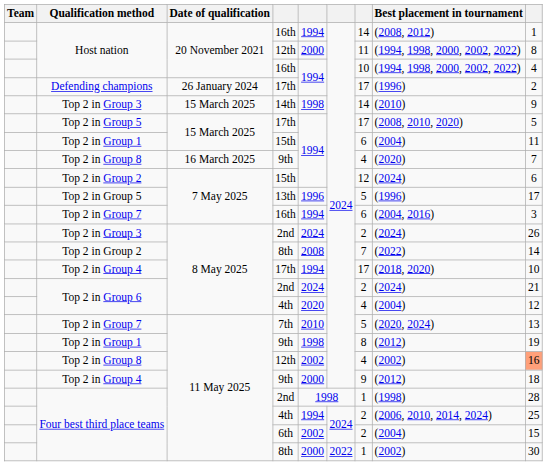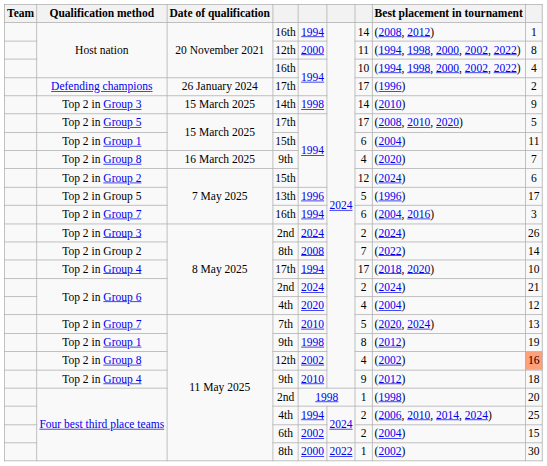(313, 379) 2000 -> (313, 379) 2010
(534, 397) 28 -> (534, 397) 20
